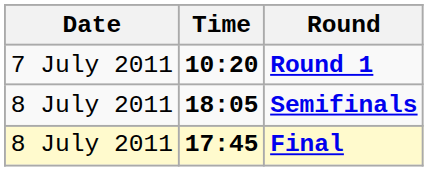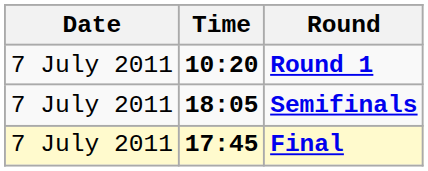(92, 105) 8 July 2011 -> (92, 105) 7 July 2011
(92, 145) 8 July 2011 -> (92, 145) 7 July 2011
